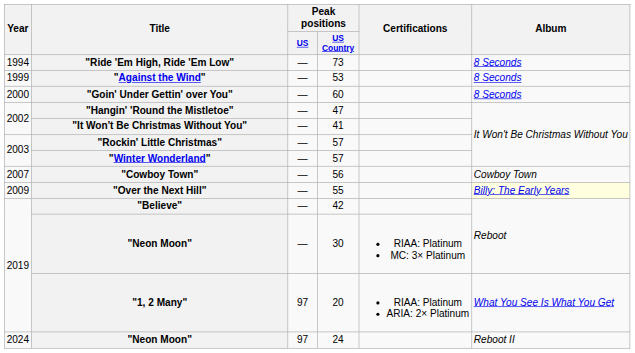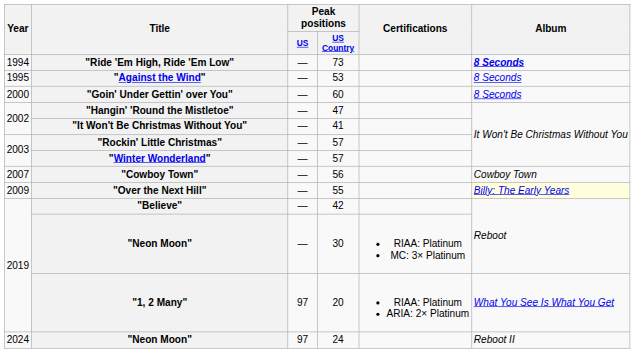(498, 62) normal -> (499, 62) bold
(18, 78) 1999 -> (18, 78) 1995
